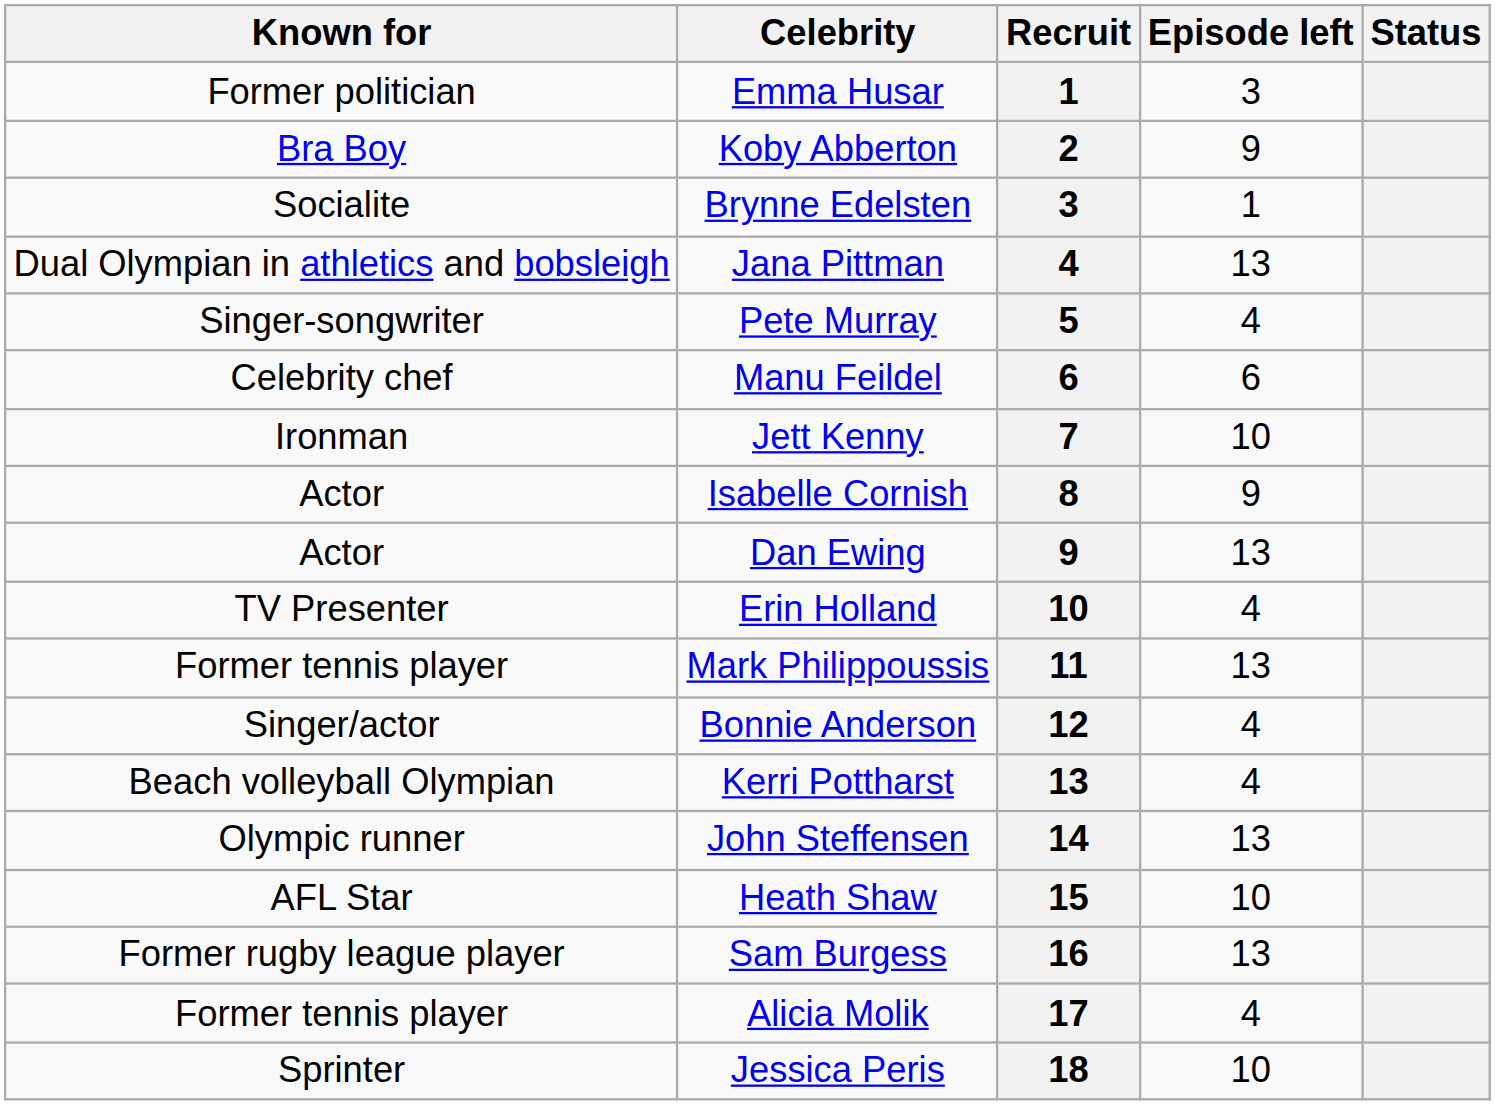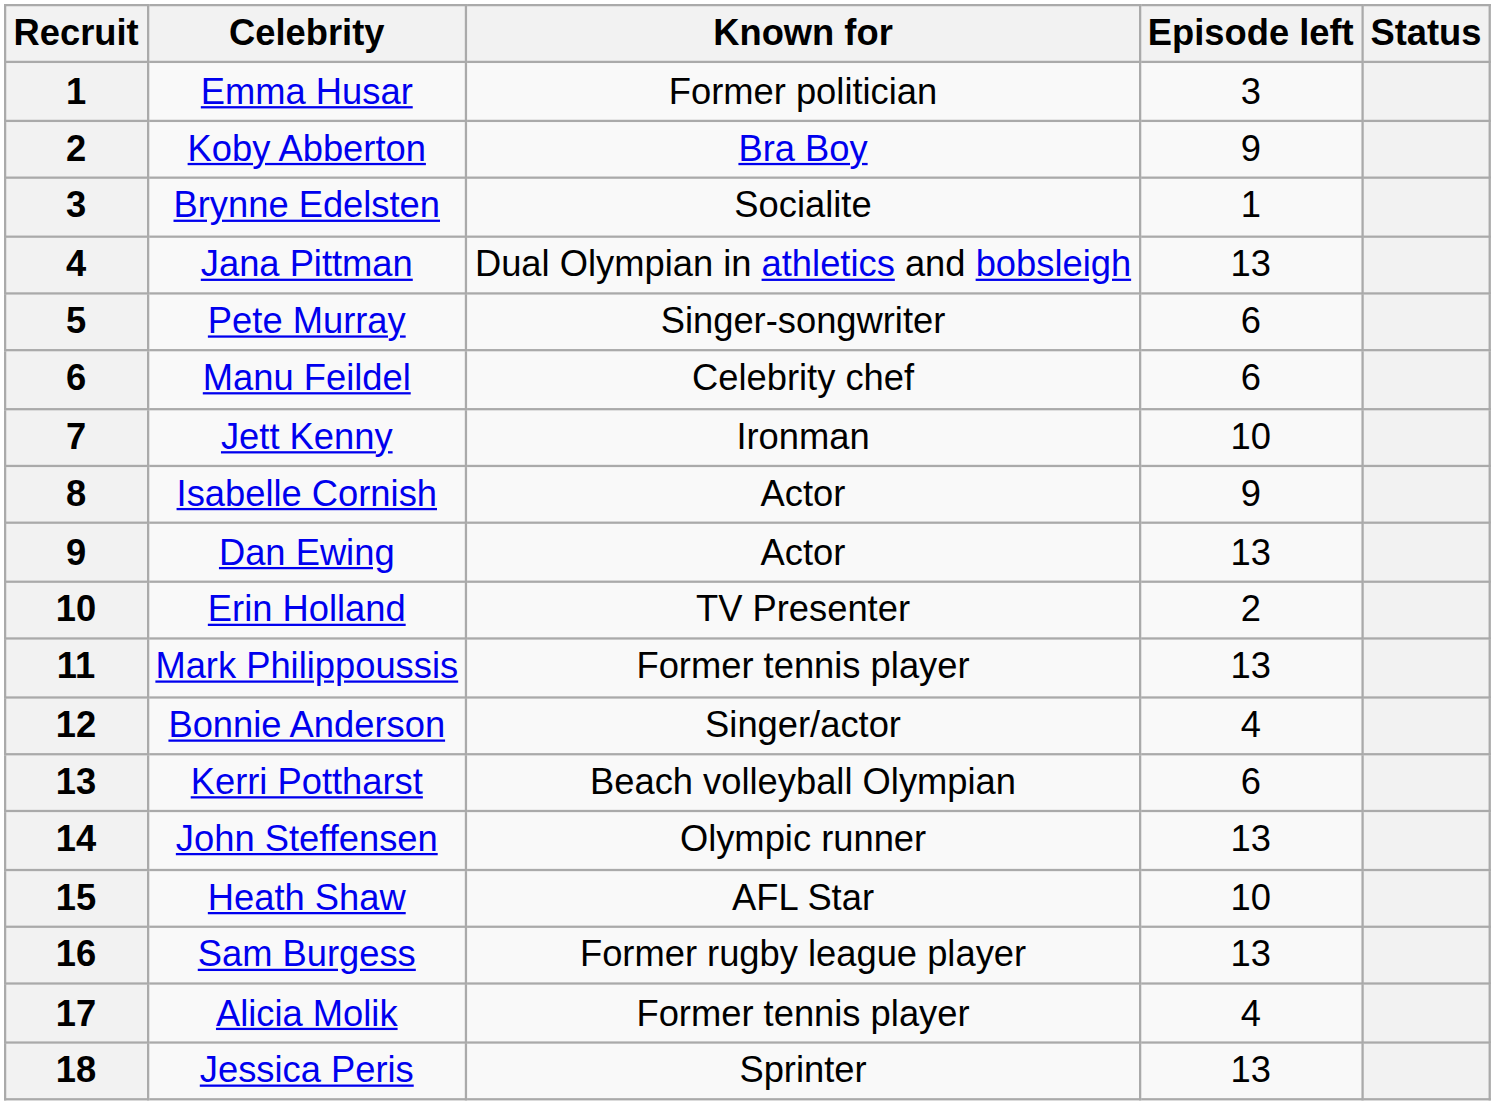columns swapped: (1069, 33) <-> (342, 33)
(1251, 321) 4 -> (1251, 321) 6
(1251, 609) 4 -> (1251, 609) 2
(1251, 782) 4 -> (1251, 782) 6
(1251, 1070) 10 -> (1251, 1070) 13
